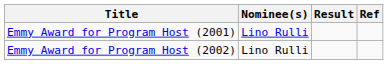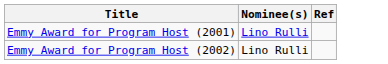- column: (334, 14)
